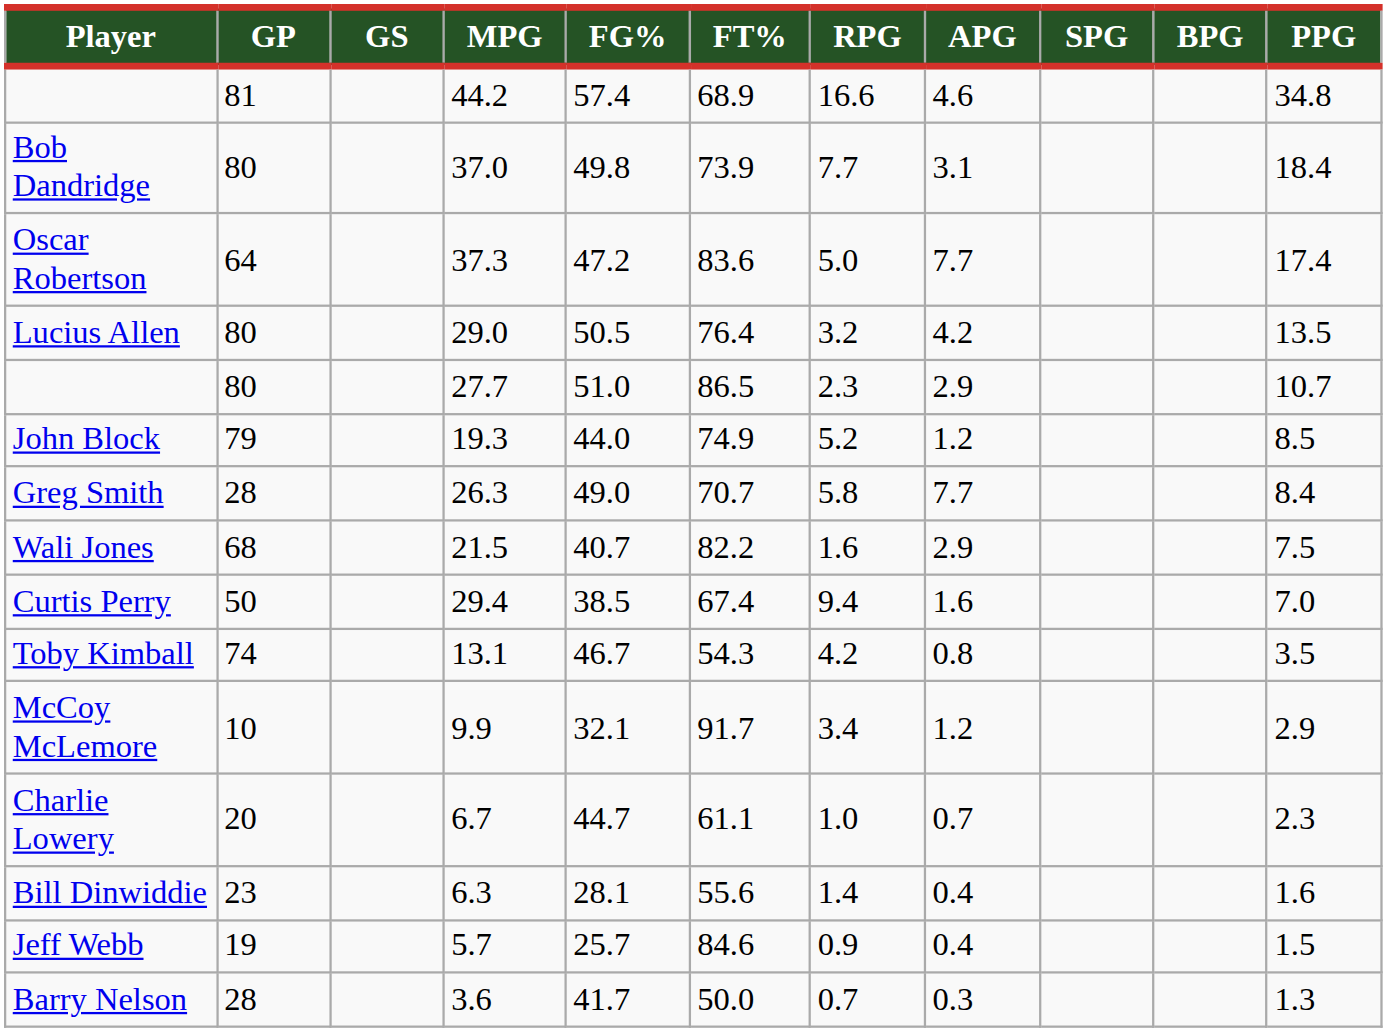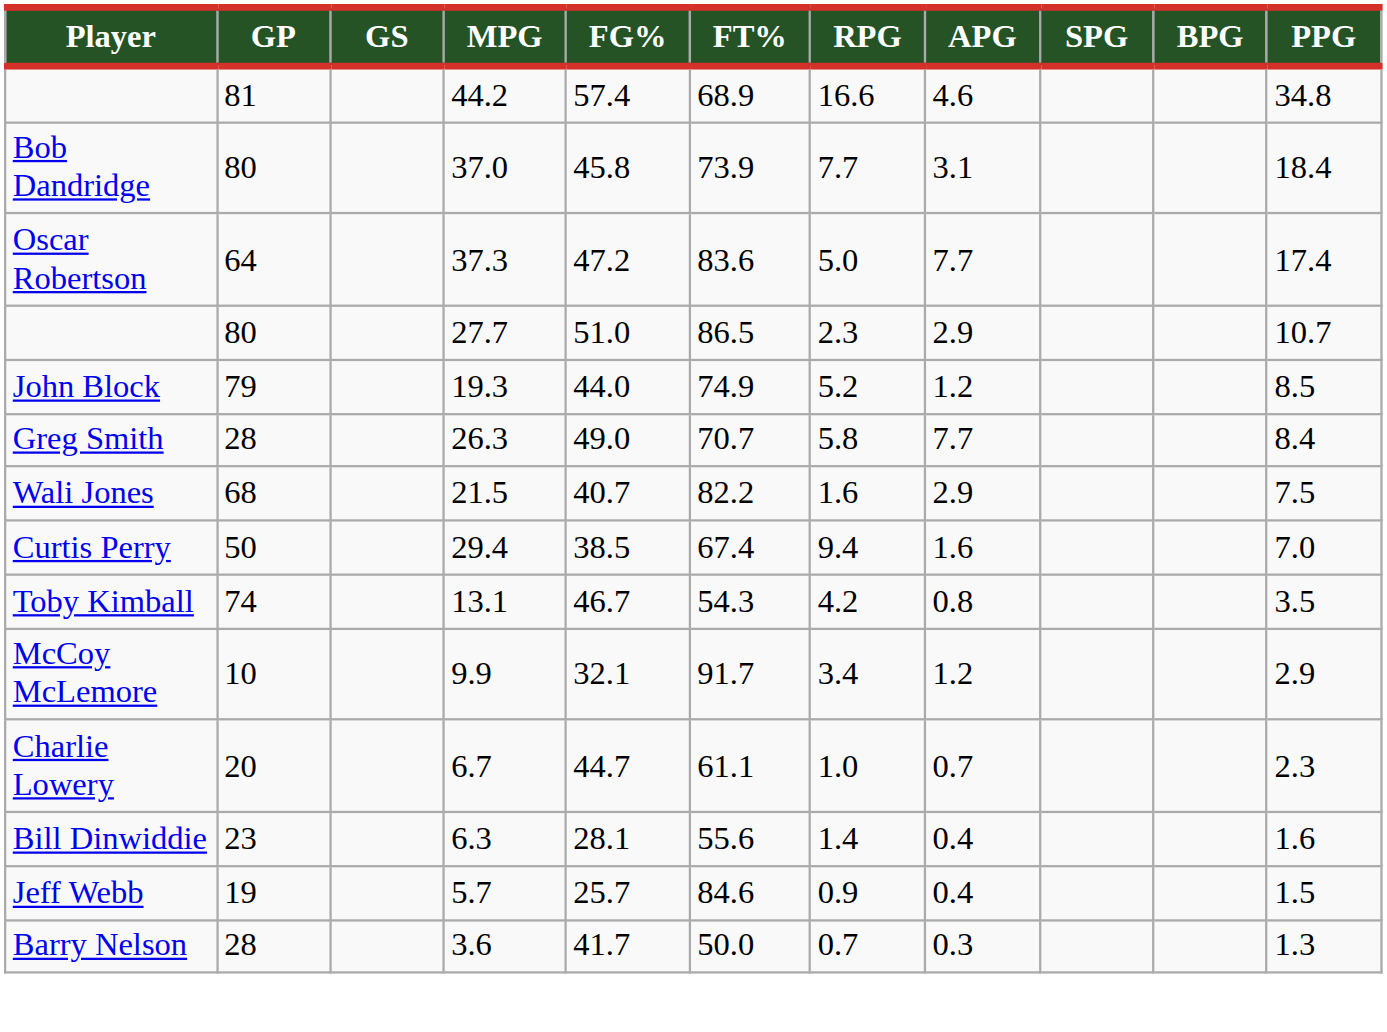(602, 167) 49.8 -> (602, 167) 45.8
- row: (96, 332)
